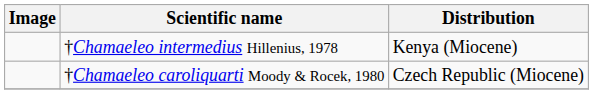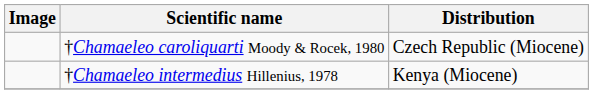rows swapped: (224, 74) <-> (201, 46)
